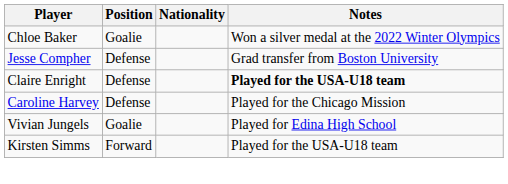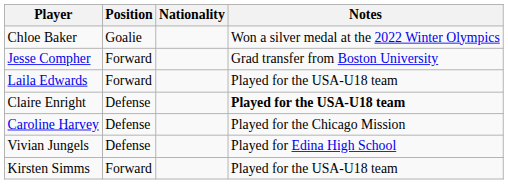(128, 59) Defense -> (129, 59) Forward
+ row: (48, 80)
(124, 124) Goalie -> (128, 146) Defense
